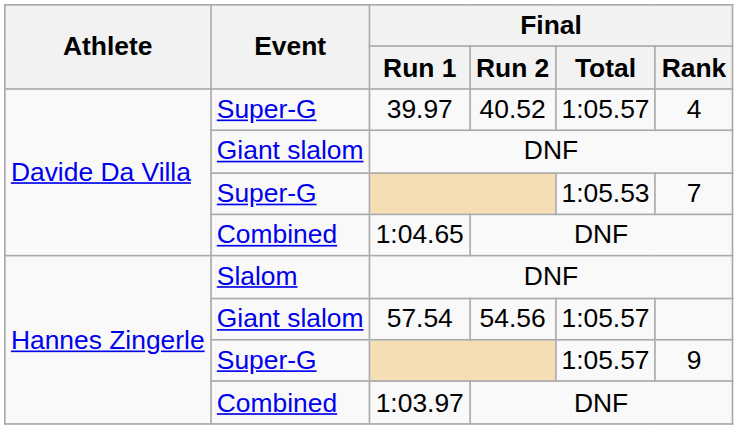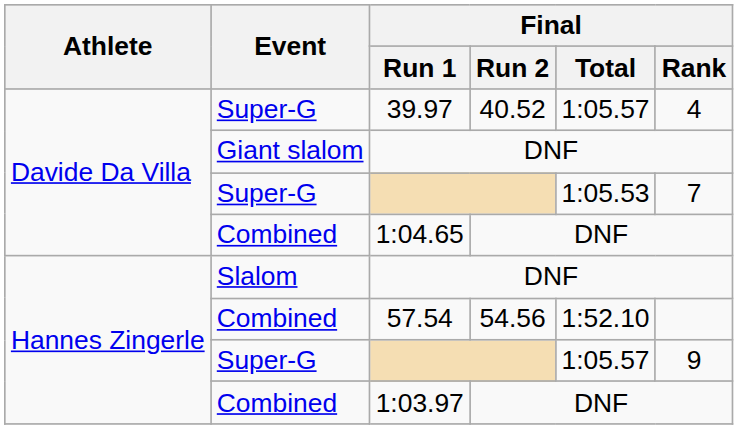(290, 318) Giant slalom -> (277, 318) Combined
(606, 318) 1:05.57 -> (606, 318) 1:52.10
